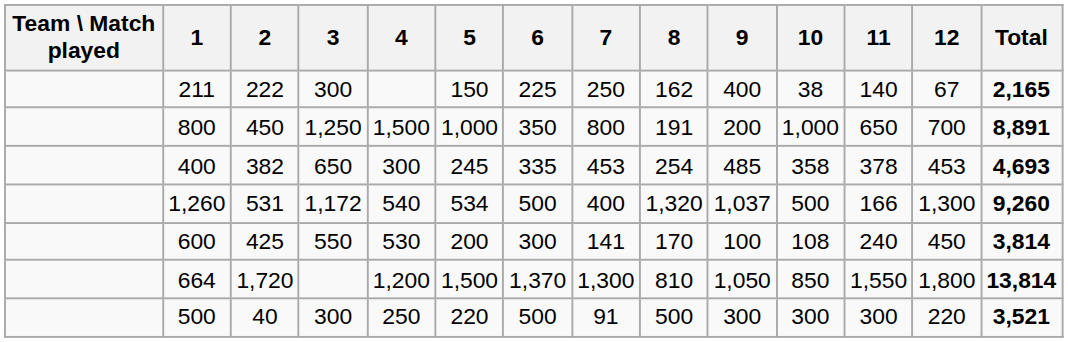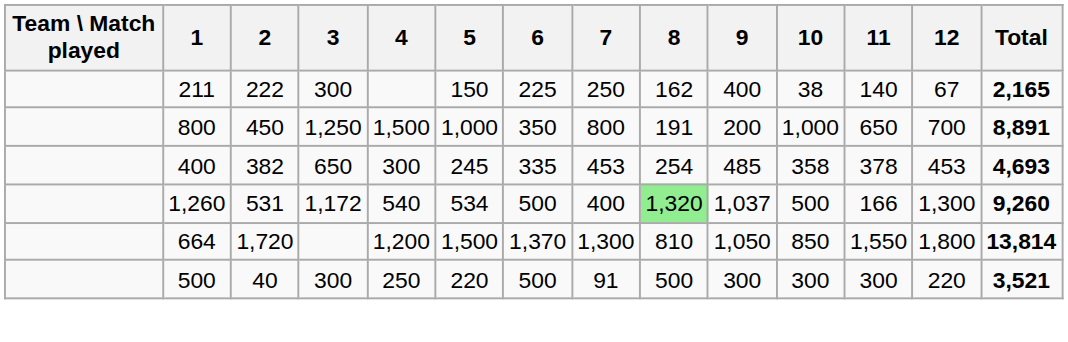(674, 203) no background -> (674, 203) lightgreen background
- row: (197, 241)
